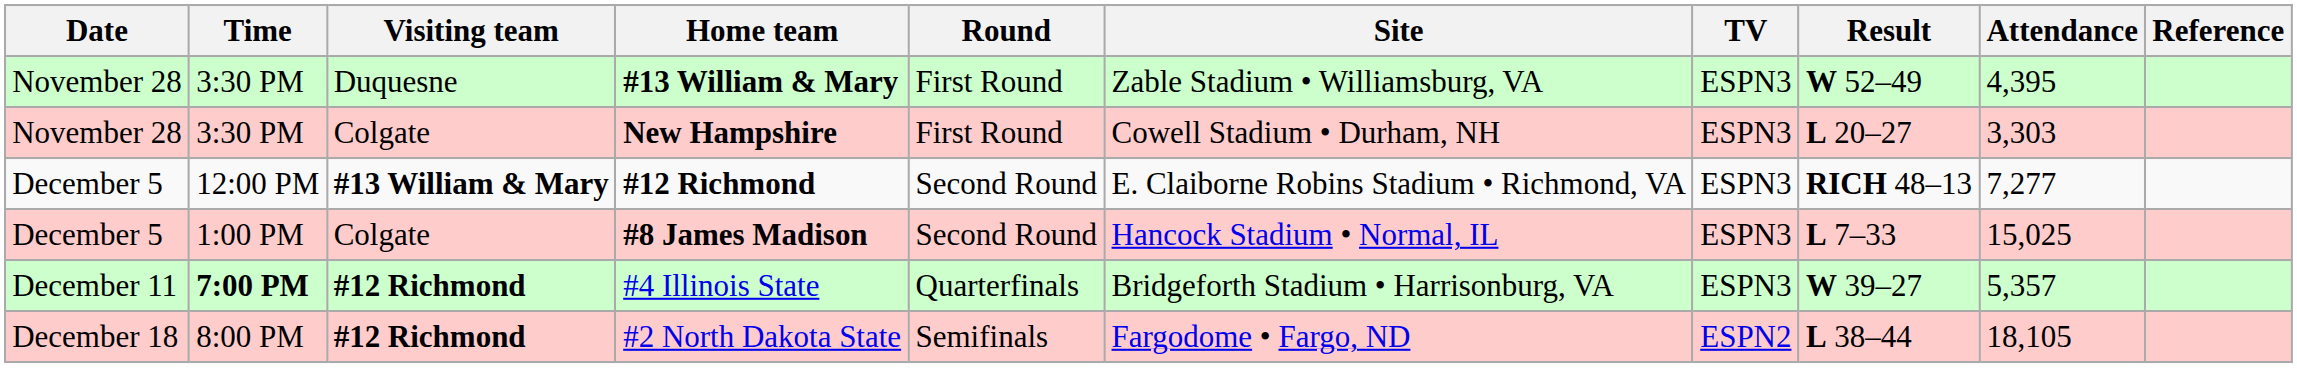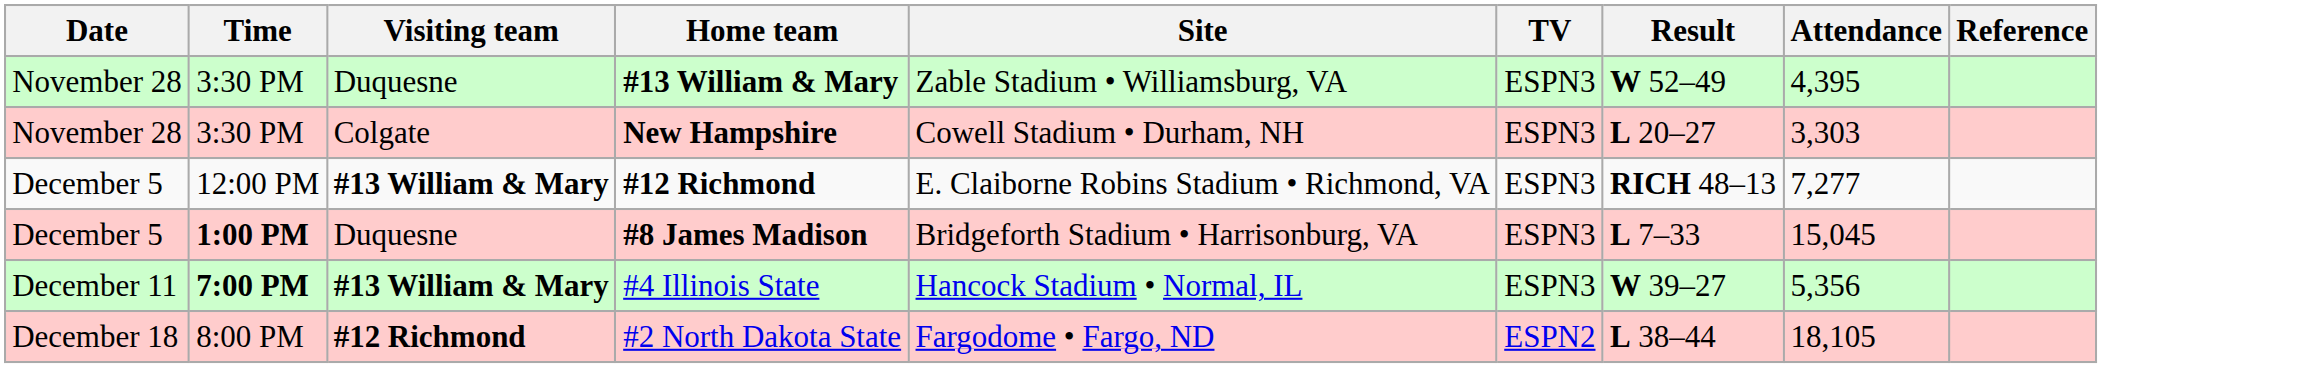- column: (1006, 30)
(250, 234) normal -> (252, 234) bold
(382, 234) Colgate -> (396, 234) Duquesne
(1305, 234) Hancock Stadium • Normal, IL -> (1167, 234) Bridgeforth Stadium • Harrisonburg, VA
(2029, 234) 15,025 -> (1833, 234) 15,045
(430, 285) #12 Richmond -> (471, 285) #13 William & Mary
(1363, 285) Bridgeforth Stadium • Harrisonburg, VA -> (1109, 285) Hancock Stadium • Normal, IL
(2021, 285) 5,357 -> (1825, 285) 5,356
